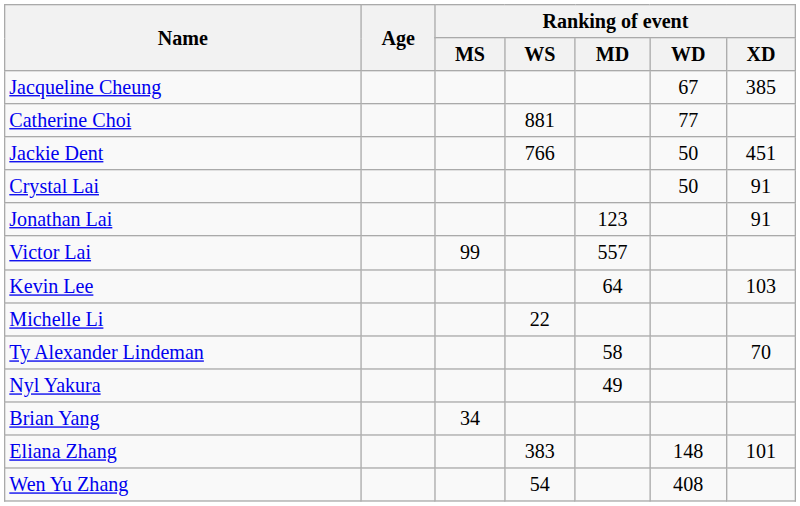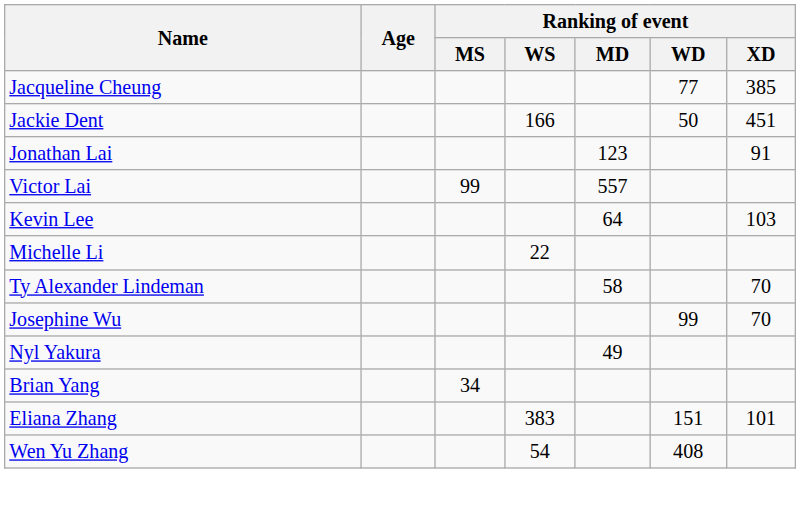(688, 87) 67 -> (688, 87) 77
- row: (70, 120)
(540, 153) 766 -> (540, 120) 166
- row: (54, 186)
+ row: (65, 318)
(688, 451) 148 -> (688, 418) 151
